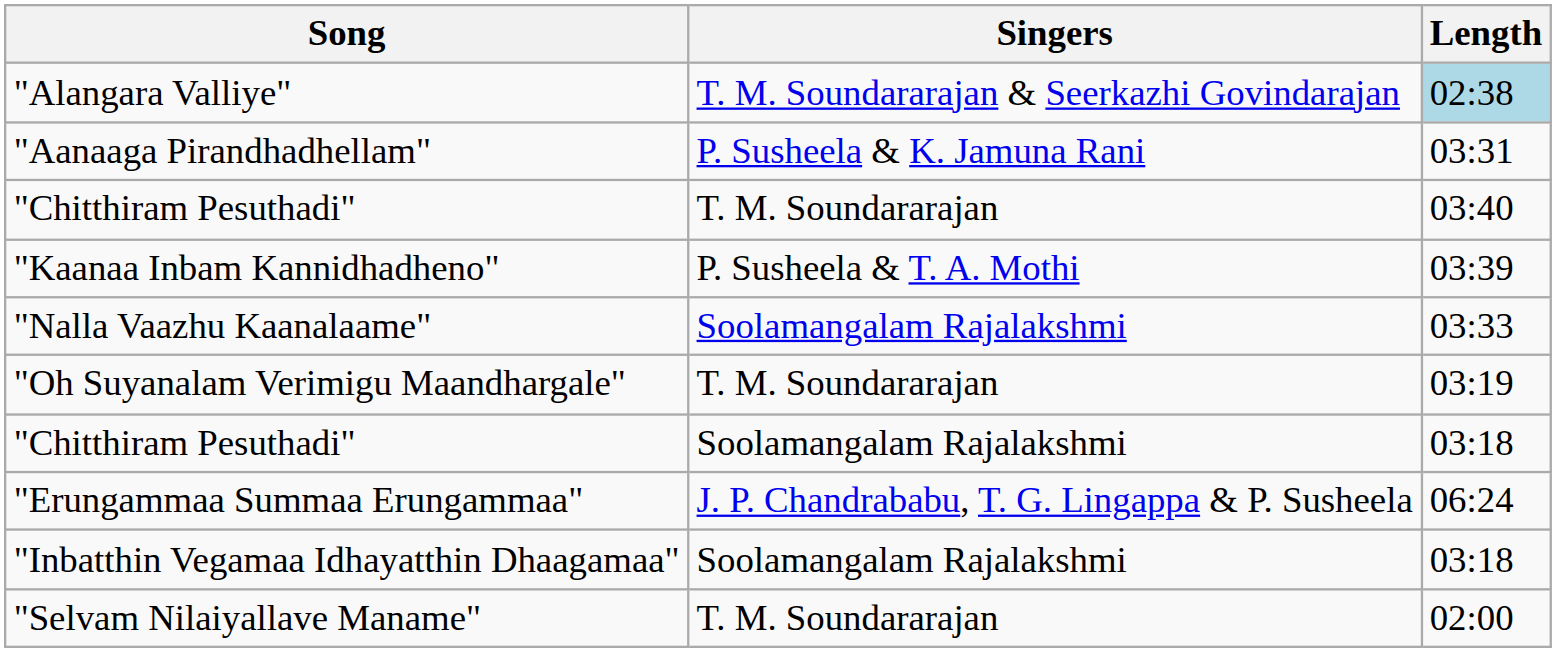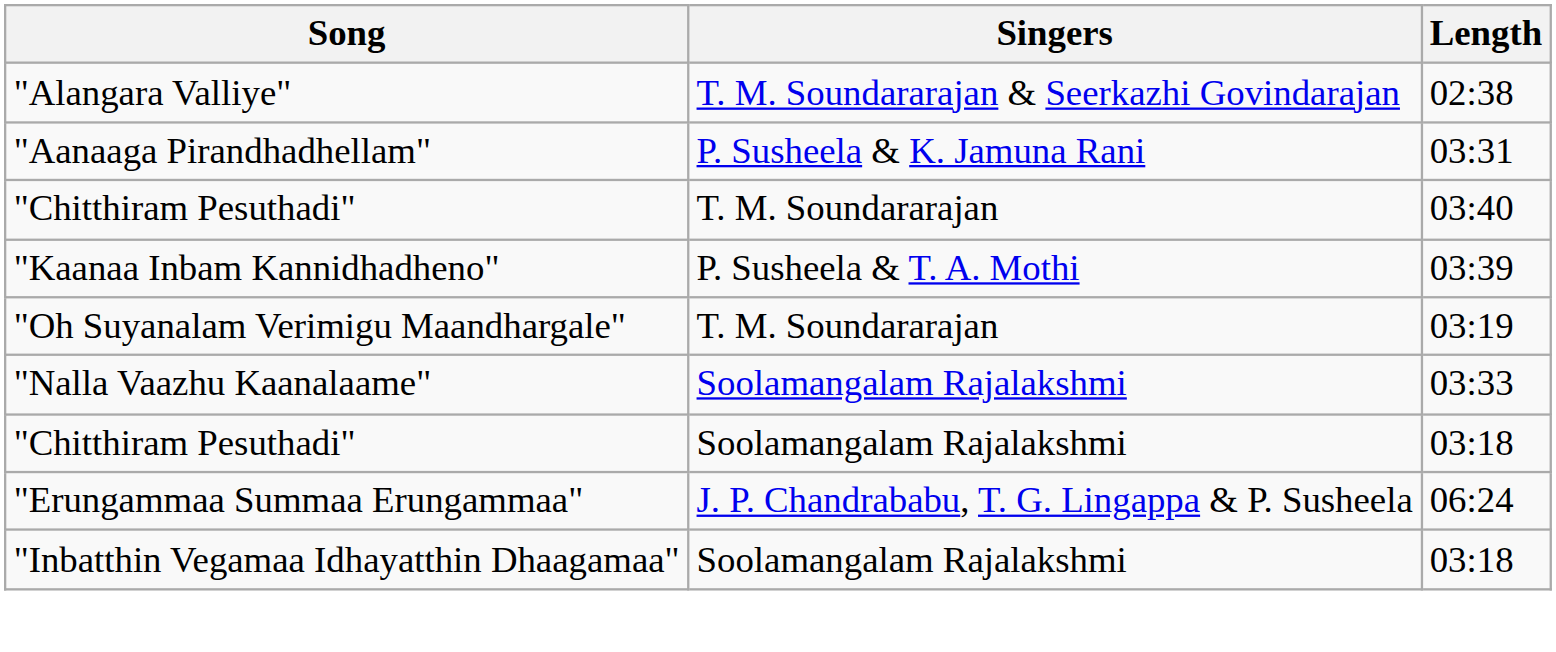(1472, 92) lightblue background -> (1472, 92) no background
rows swapped: (222, 325) <-> (320, 383)
- row: (247, 617)
